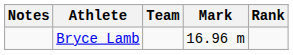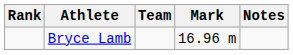columns swapped: (268, 16) <-> (29, 16)
